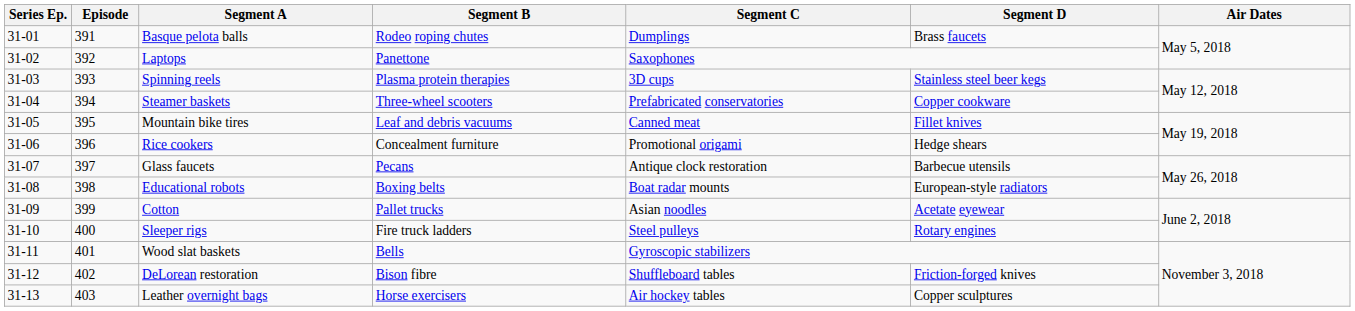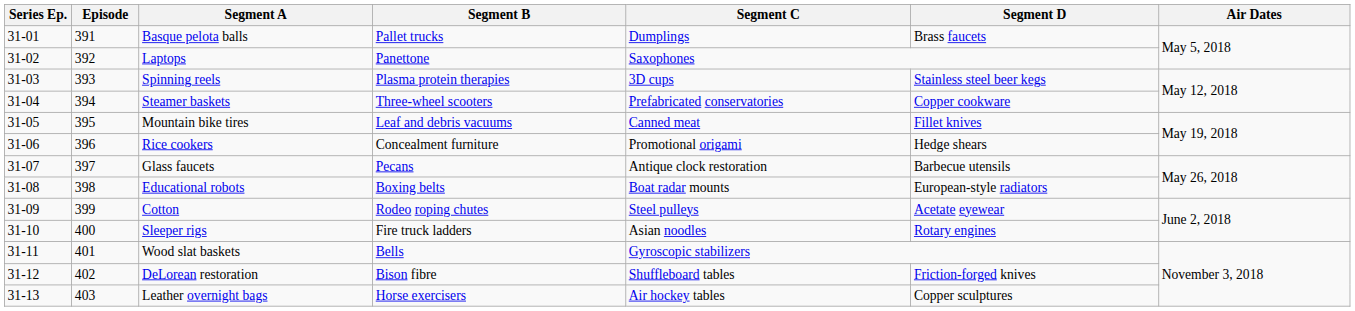(432, 36) Rodeo roping chutes -> (410, 36) Pallet trucks
(410, 209) Pallet trucks -> (432, 209) Rodeo roping chutes
(667, 209) Asian noodles -> (664, 209) Steel pulleys
(664, 230) Steel pulleys -> (667, 230) Asian noodles
